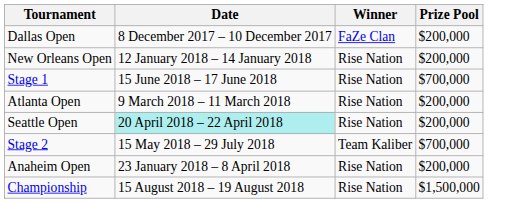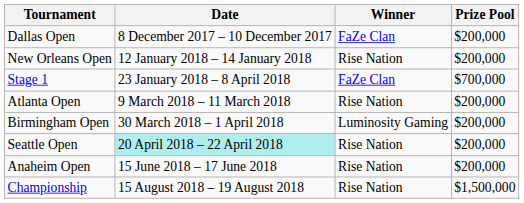(197, 79) 15 June 2018 – 17 June 2018 -> (204, 79) 23 January 2018 – 8 April 2018
(370, 79) Rise Nation -> (367, 79) FaZe Clan
+ row: (58, 123)
- row: (28, 144)
(204, 166) 23 January 2018 – 8 April 2018 -> (197, 166) 15 June 2018 – 17 June 2018
